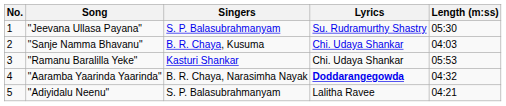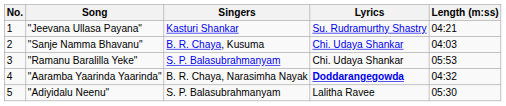(223, 29) S. P. Balasubrahmanyam -> (203, 29) Kasturi Shankar
(444, 29) 05:30 -> (444, 29) 04:21
(203, 61) Kasturi Shankar -> (223, 61) S. P. Balasubrahmanyam
(444, 93) 04:21 -> (444, 93) 05:30
